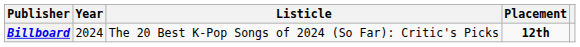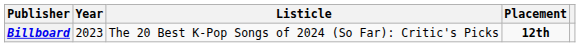(89, 33) 2024 -> (89, 33) 2023
